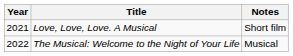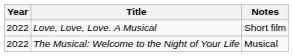(18, 28) 2021 -> (18, 28) 2022
